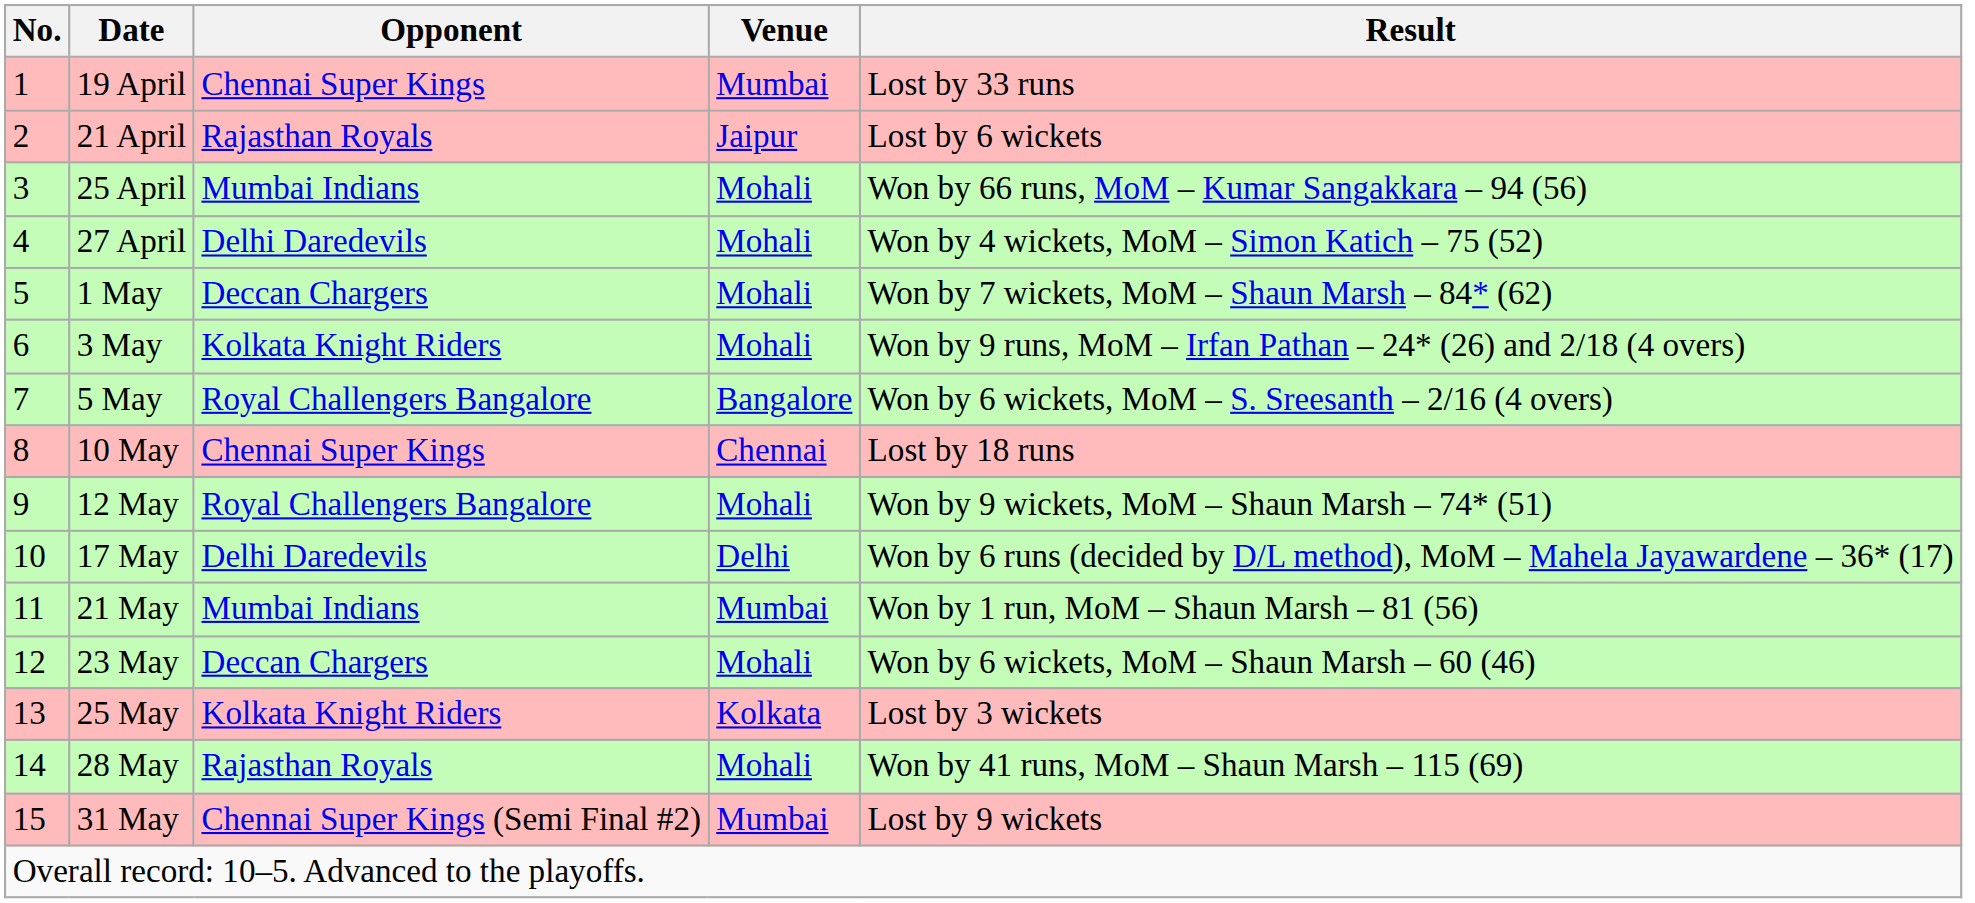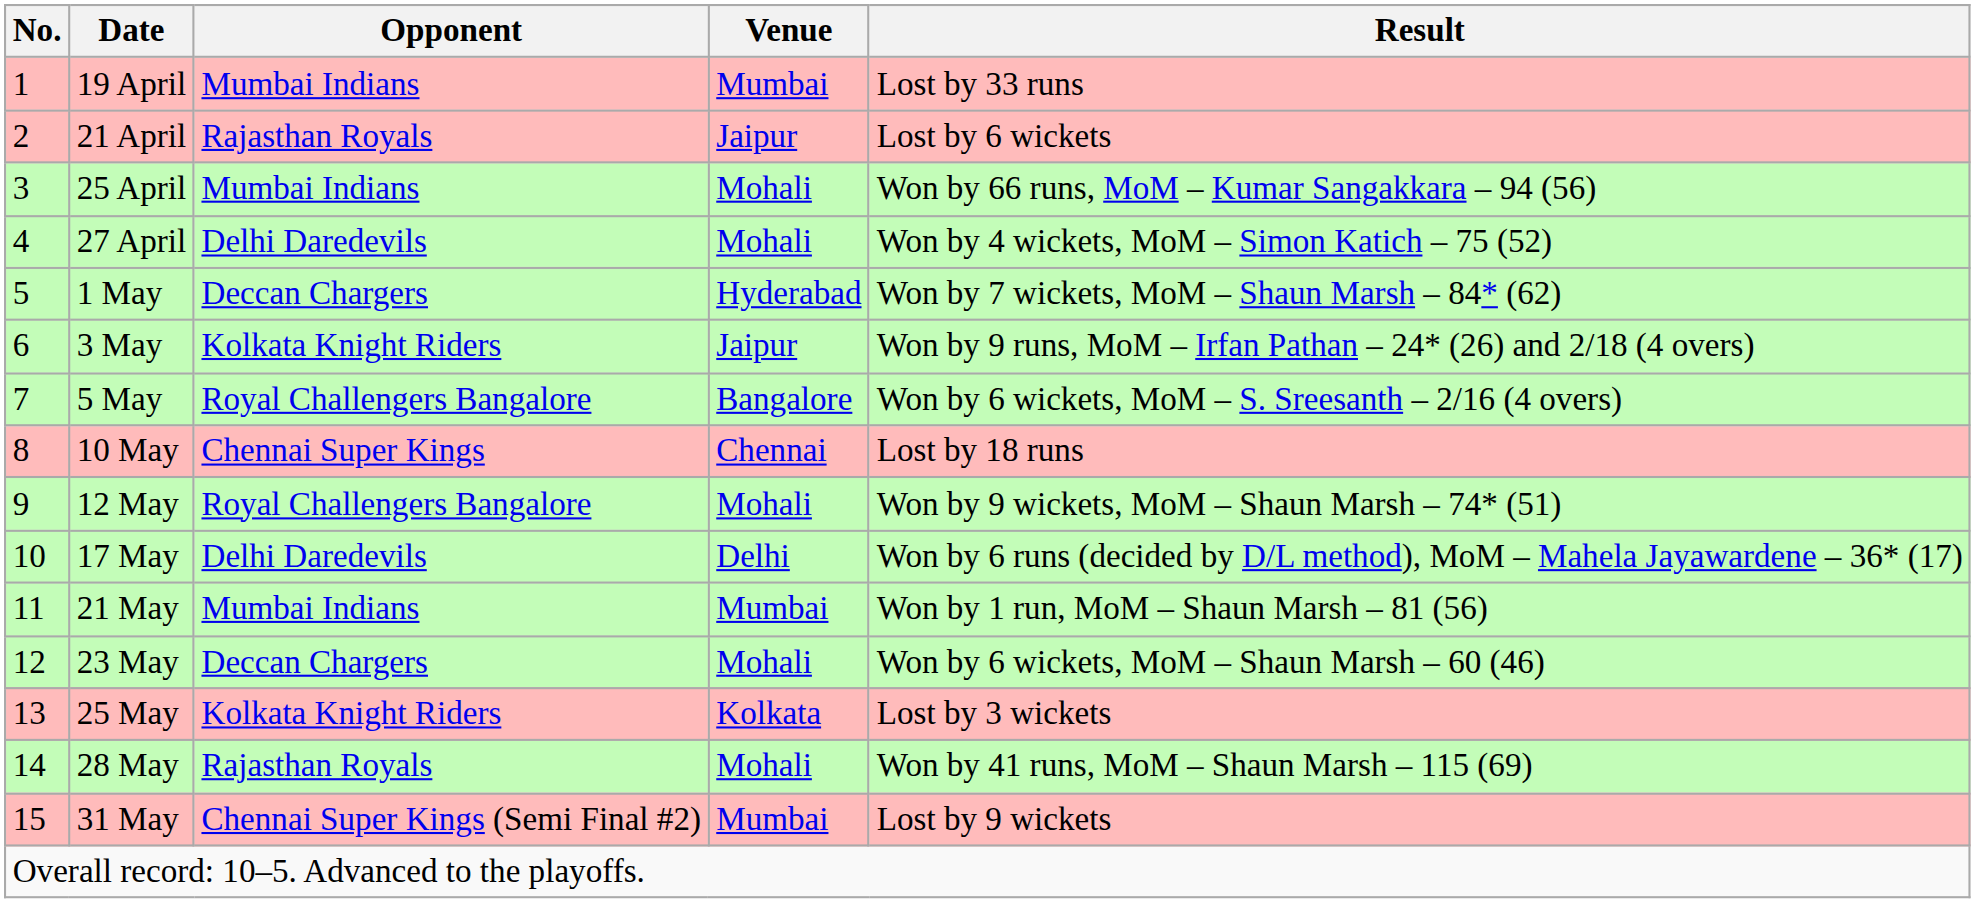(343, 83) Chennai Super Kings -> (310, 83) Mumbai Indians
(764, 293) Mohali -> (789, 293) Hyderabad
(764, 345) Mohali -> (757, 345) Jaipur
